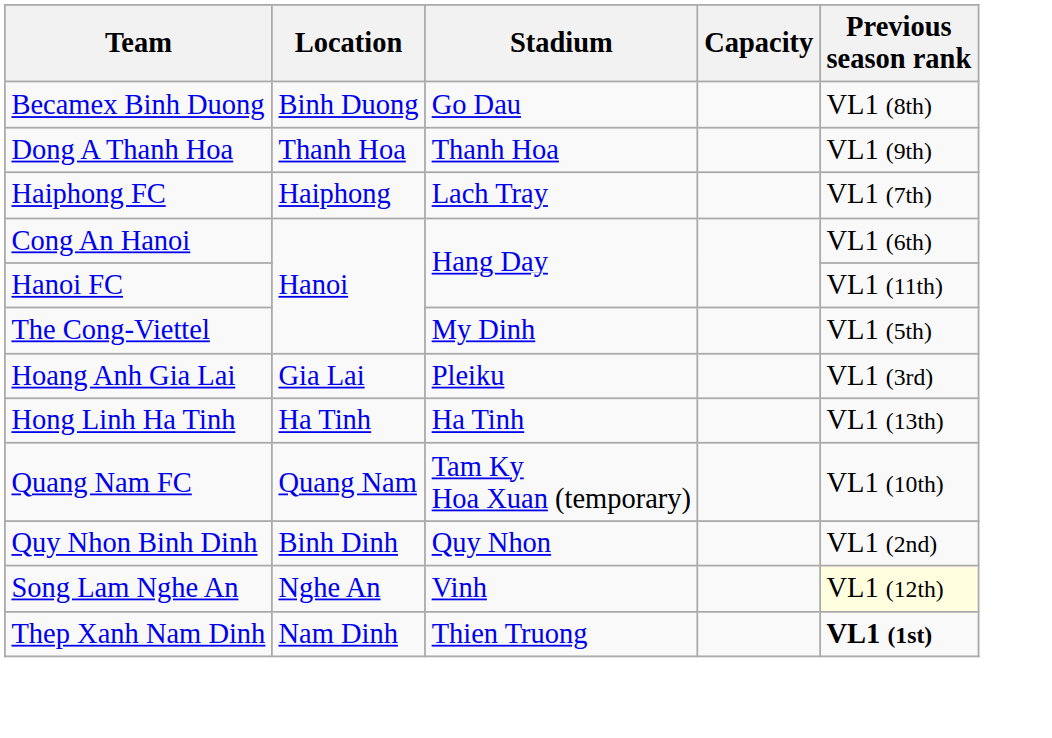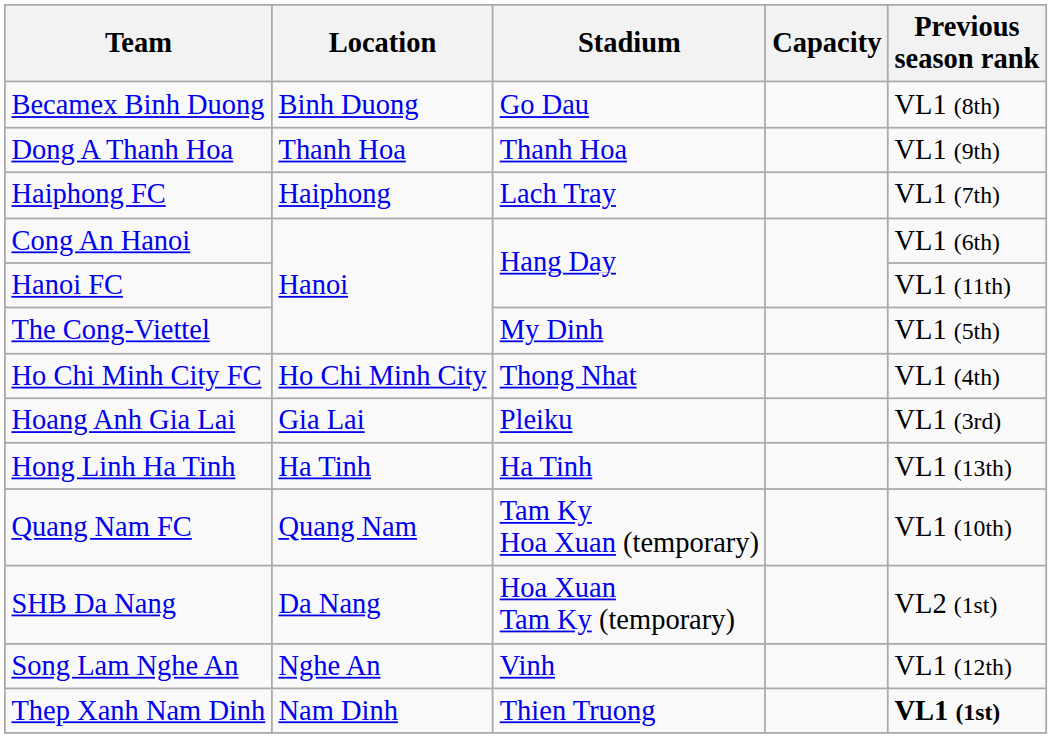+ row: (136, 375)
- row: (134, 542)
+ row: (94, 604)
(885, 588) lightyellow background -> (953, 665) no background
